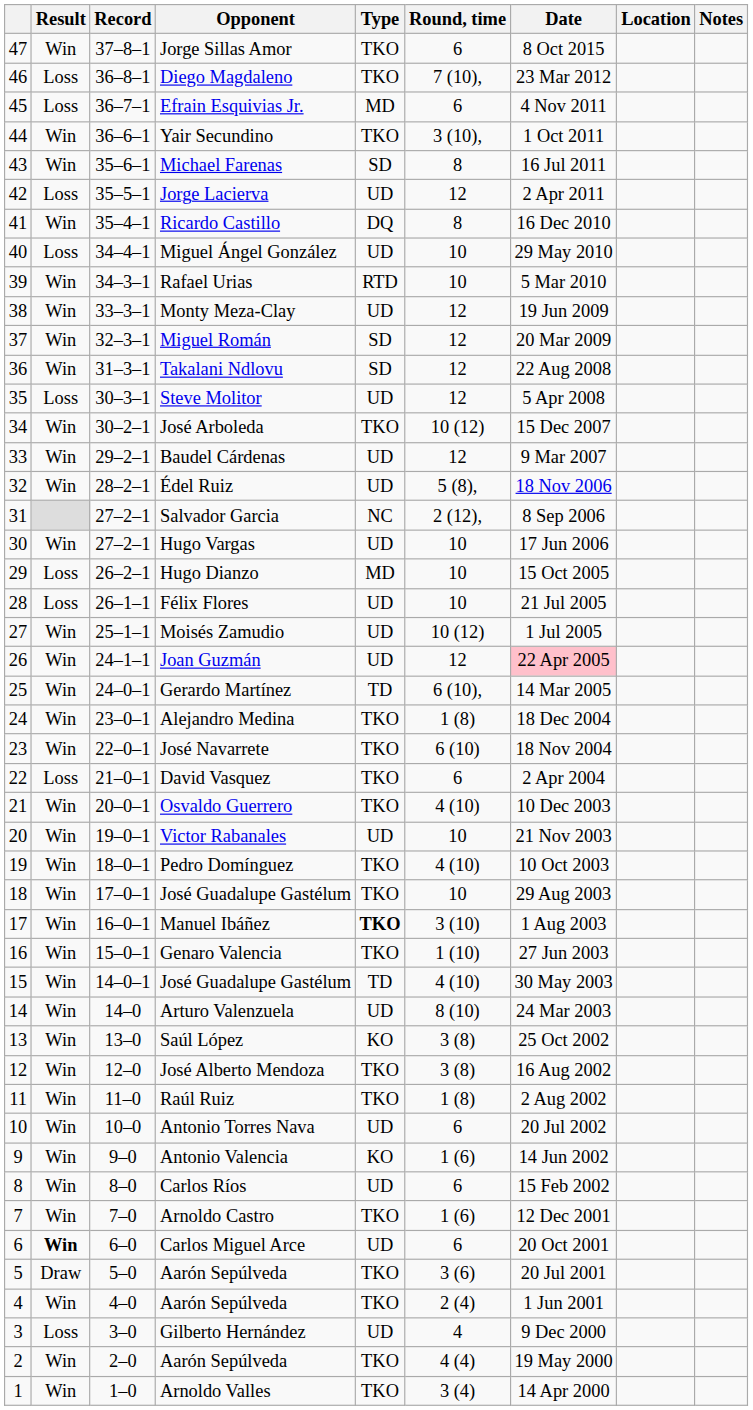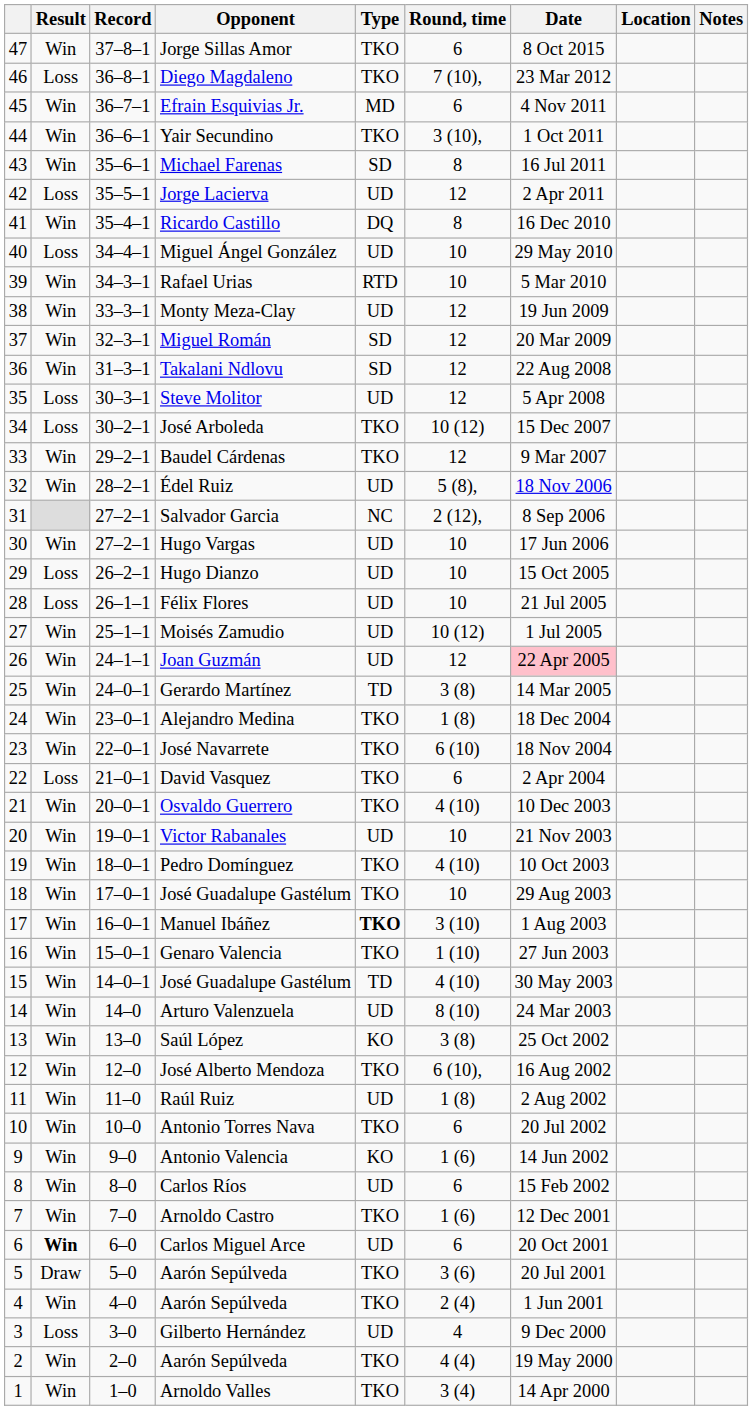(61, 106) Loss -> (61, 106) Win
(61, 427) Win -> (61, 427) Loss
(380, 456) UD -> (380, 456) TKO
(380, 573) MD -> (380, 573) UD
(458, 690) 6 (10), -> (458, 690) 3 (8)
(458, 1069) 3 (8) -> (458, 1069) 6 (10),
(380, 1098) TKO -> (380, 1098) UD
(380, 1127) UD -> (380, 1127) TKO
